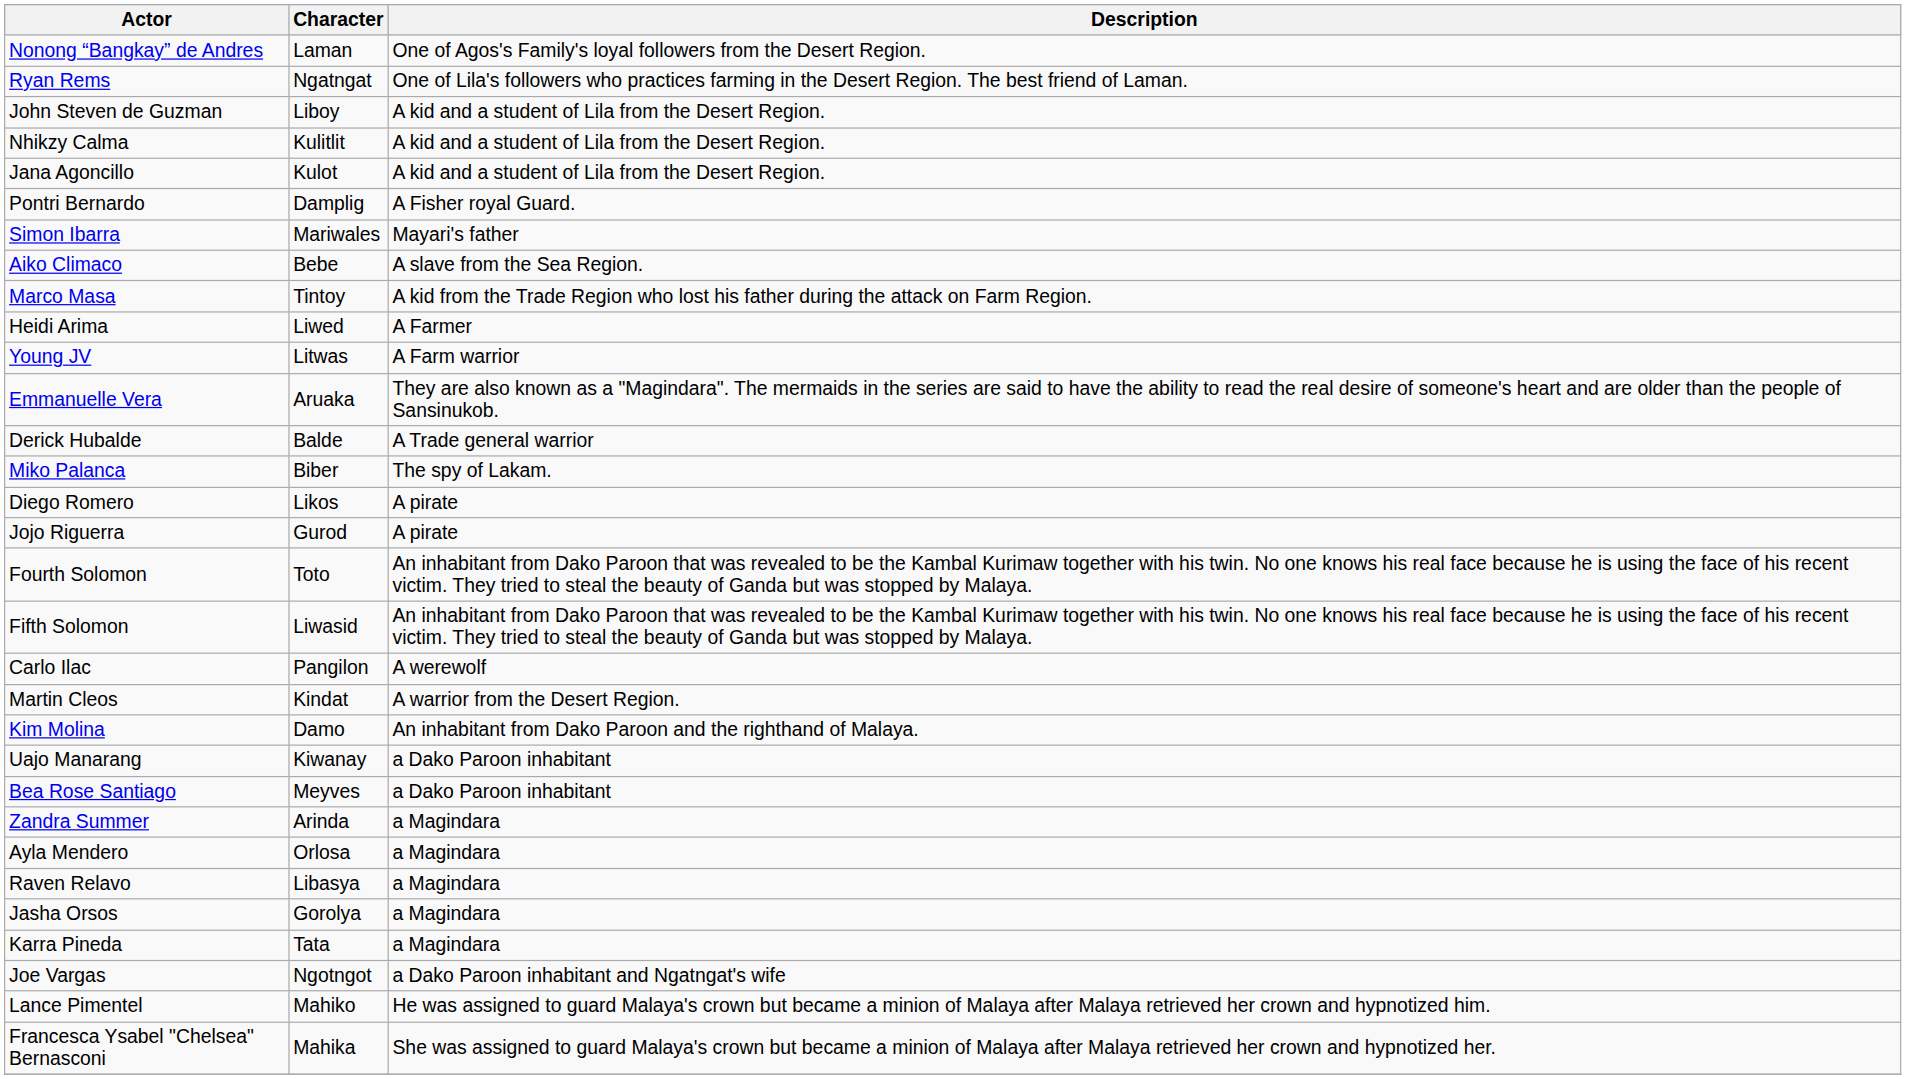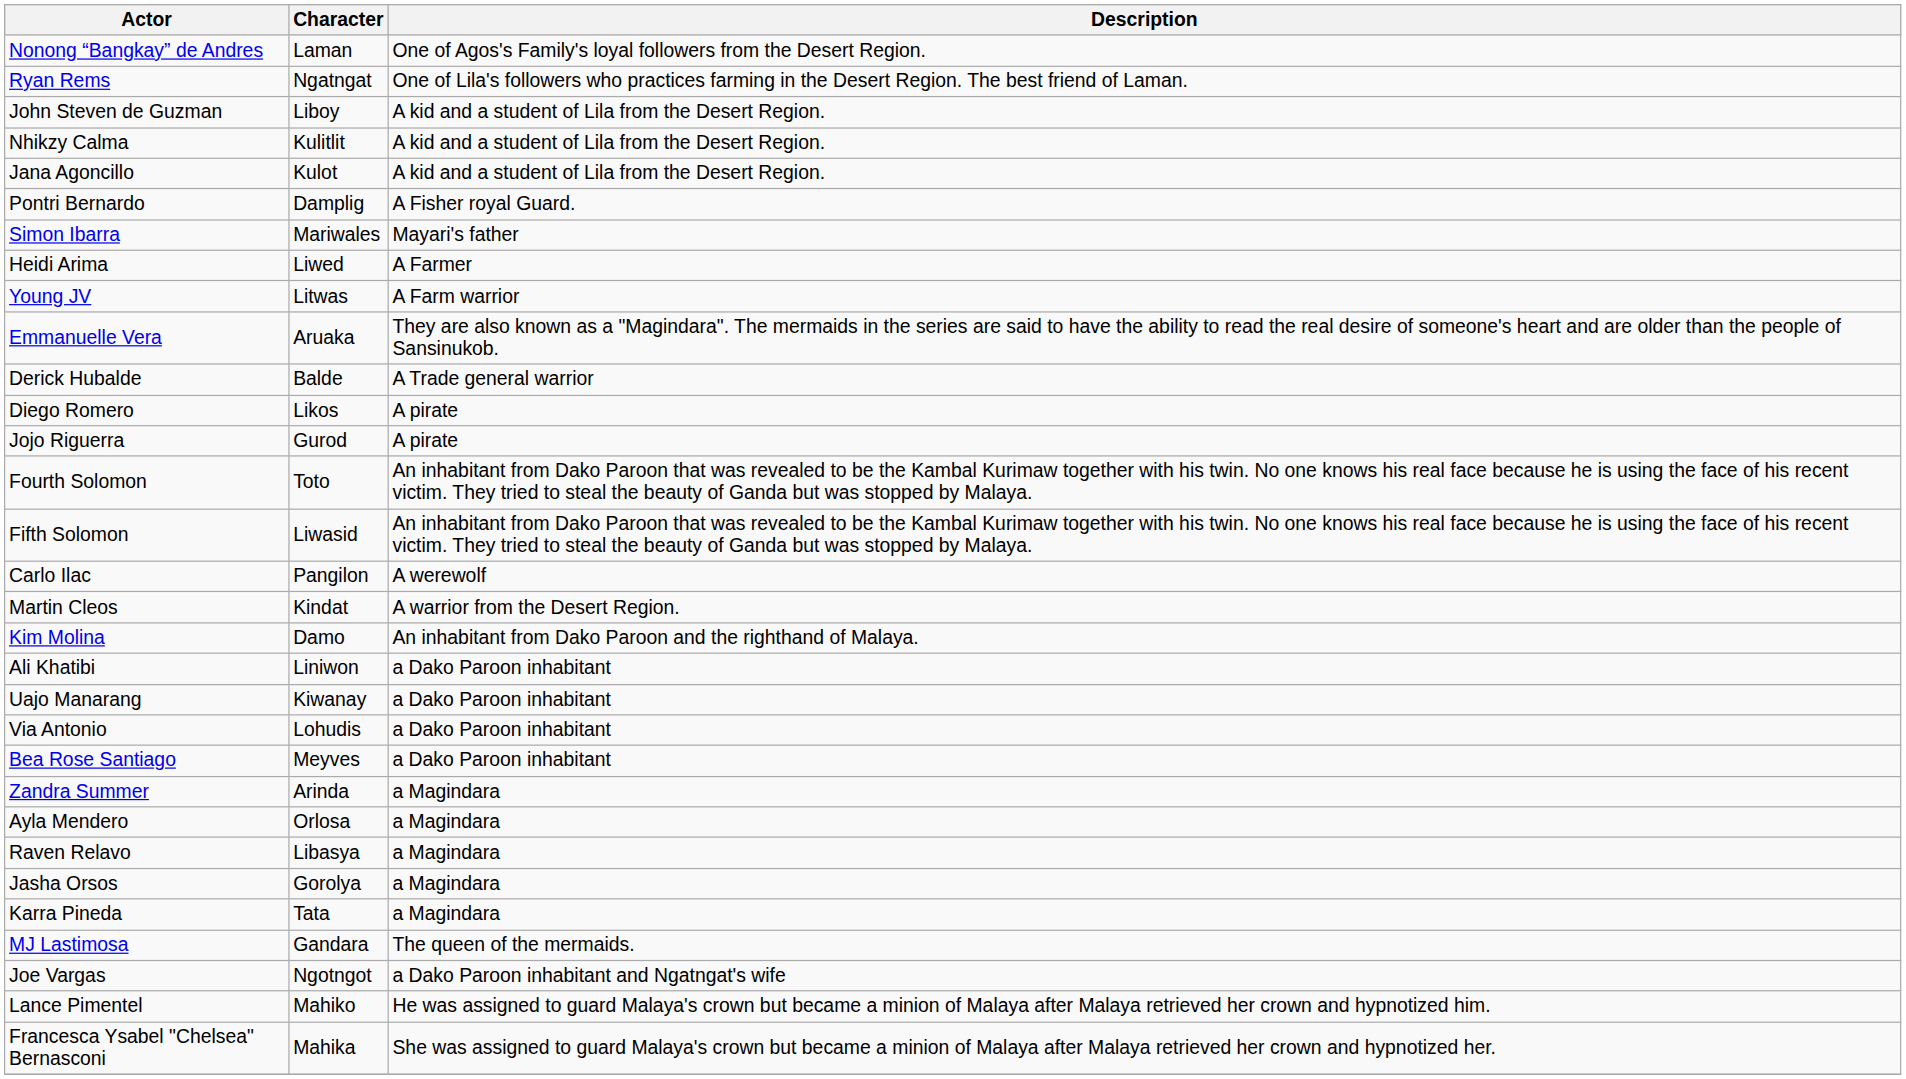- row: (66, 265)
- row: (62, 296)
- row: (67, 471)
+ row: (52, 668)
+ row: (58, 729)
+ row: (69, 944)
